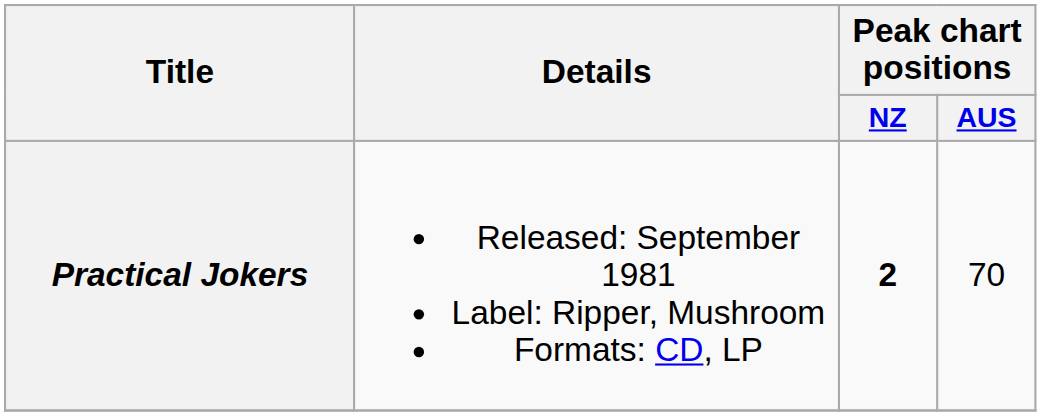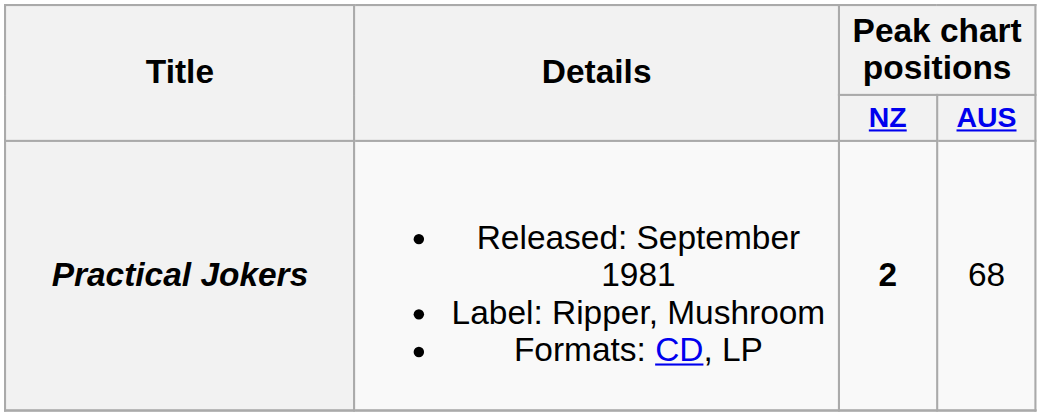(987, 275) 70 -> (987, 275) 68
